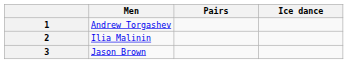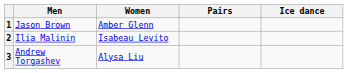+ column: (138, 11)
(131, 25) Andrew Torgashev -> (43, 25) Jason Brown
(119, 52) Jason Brown -> (38, 57) Andrew Torgashev
